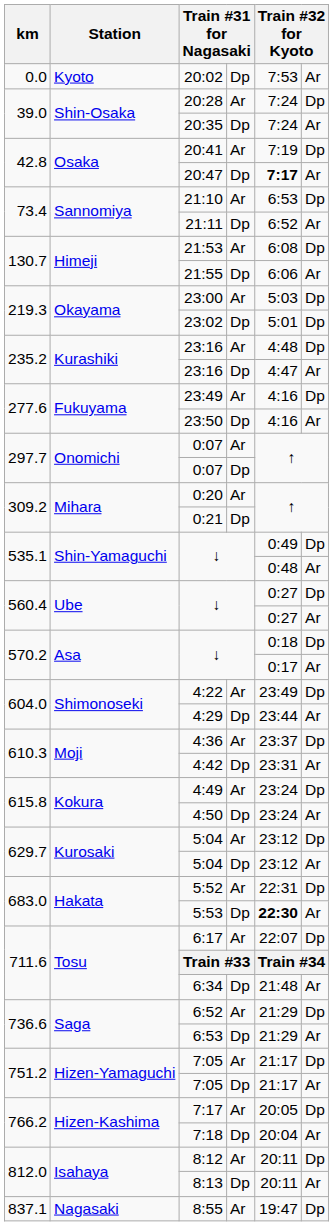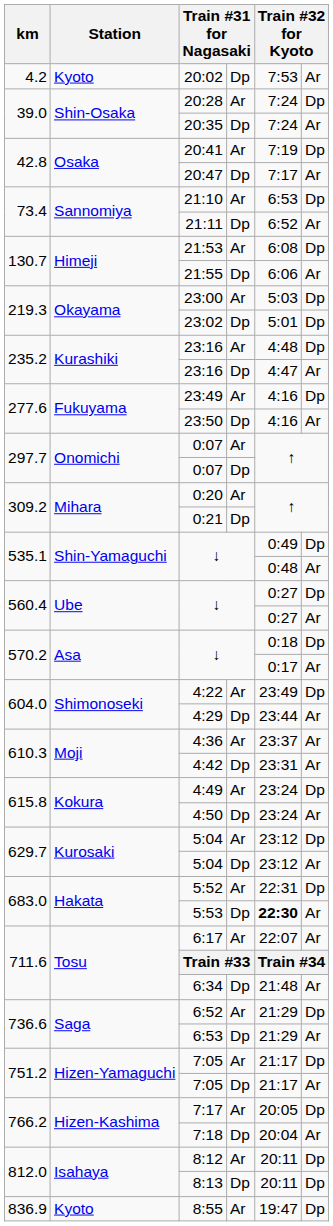(36, 76) 0.0 -> (36, 76) 4.2
(282, 174) bold -> (283, 174) normal
(315, 740) Dp -> (313, 740) Ar
(315, 937) Dp -> (313, 937) Ar
(313, 1183) Ar -> (315, 1183) Dp
(27, 1208) 837.1 -> (27, 1208) 836.9
(86, 1208) Nagasaki -> (74, 1208) Kyoto
